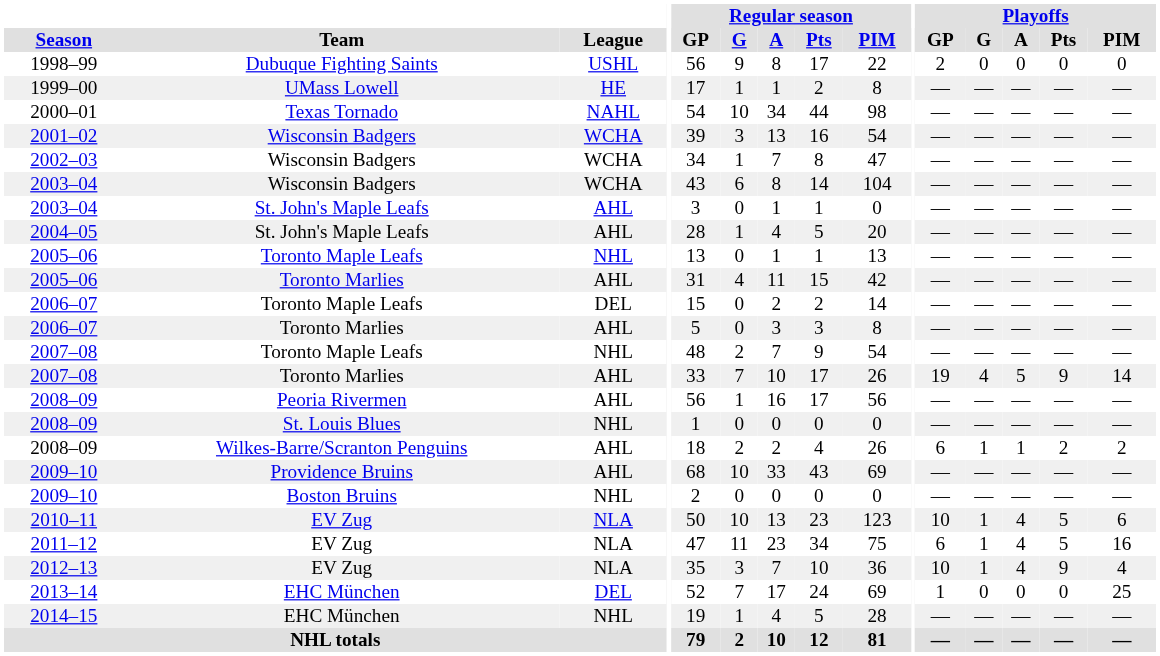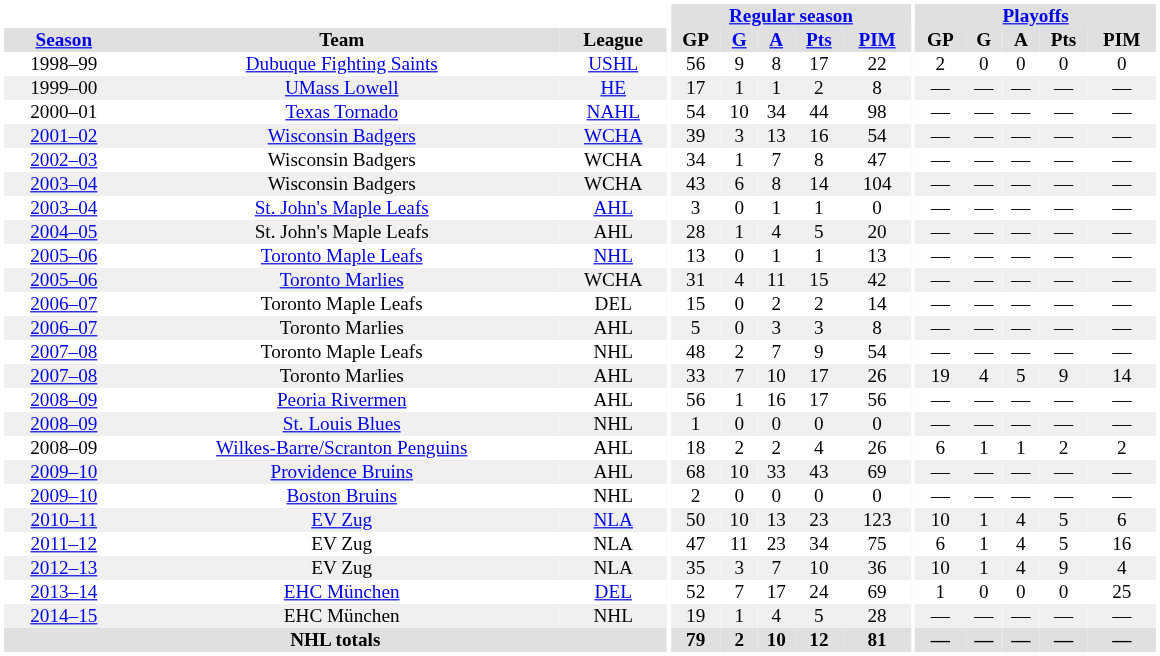(613, 279) AHL -> (613, 279) WCHA
